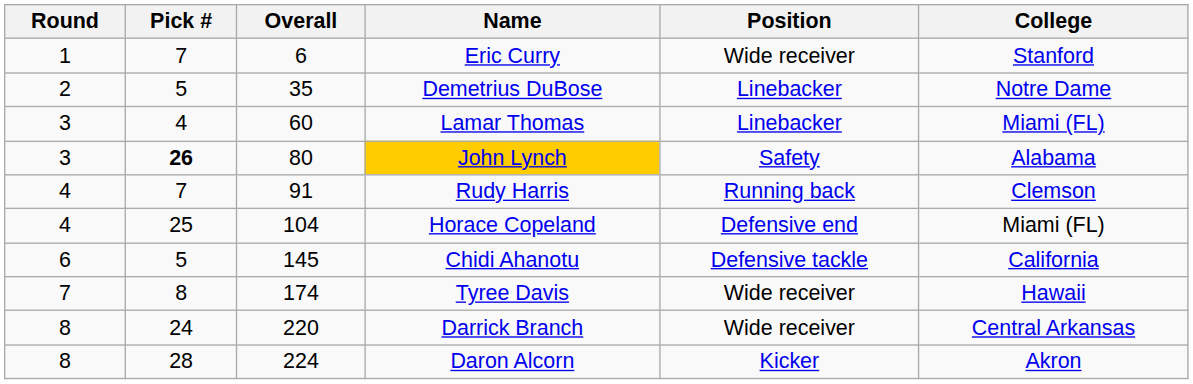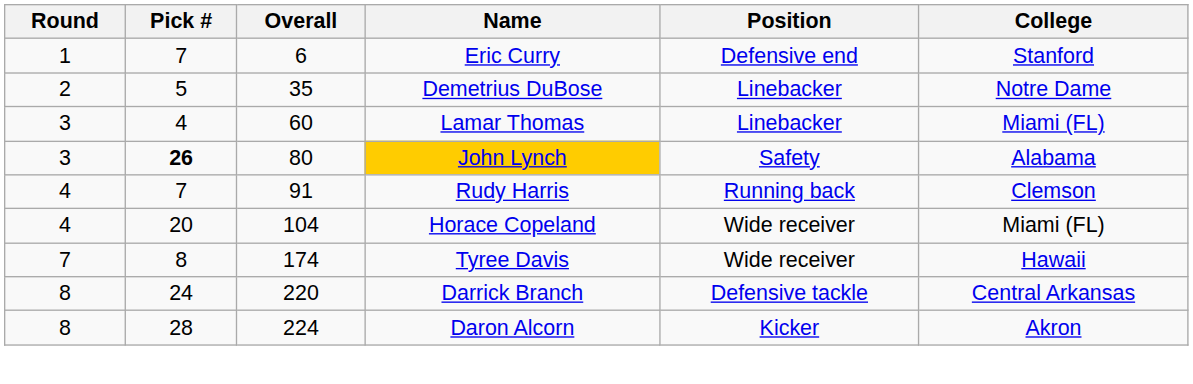(789, 55) Wide receiver -> (789, 55) Defensive end
(181, 225) 25 -> (181, 225) 20
(789, 225) Defensive end -> (789, 225) Wide receiver
- row: (512, 259)
(789, 327) Wide receiver -> (789, 293) Defensive tackle
